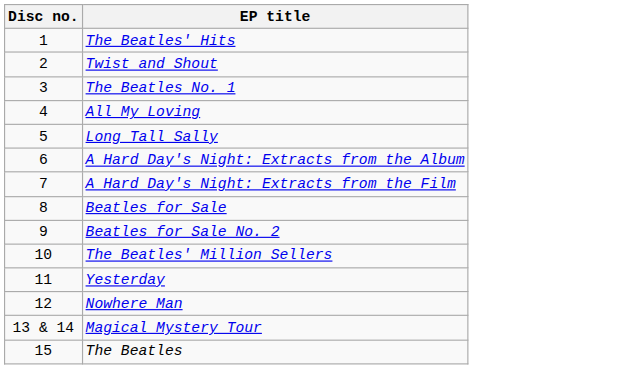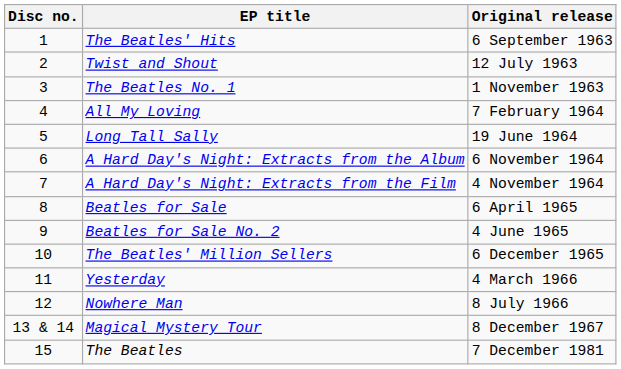+ column: (542, 17)
